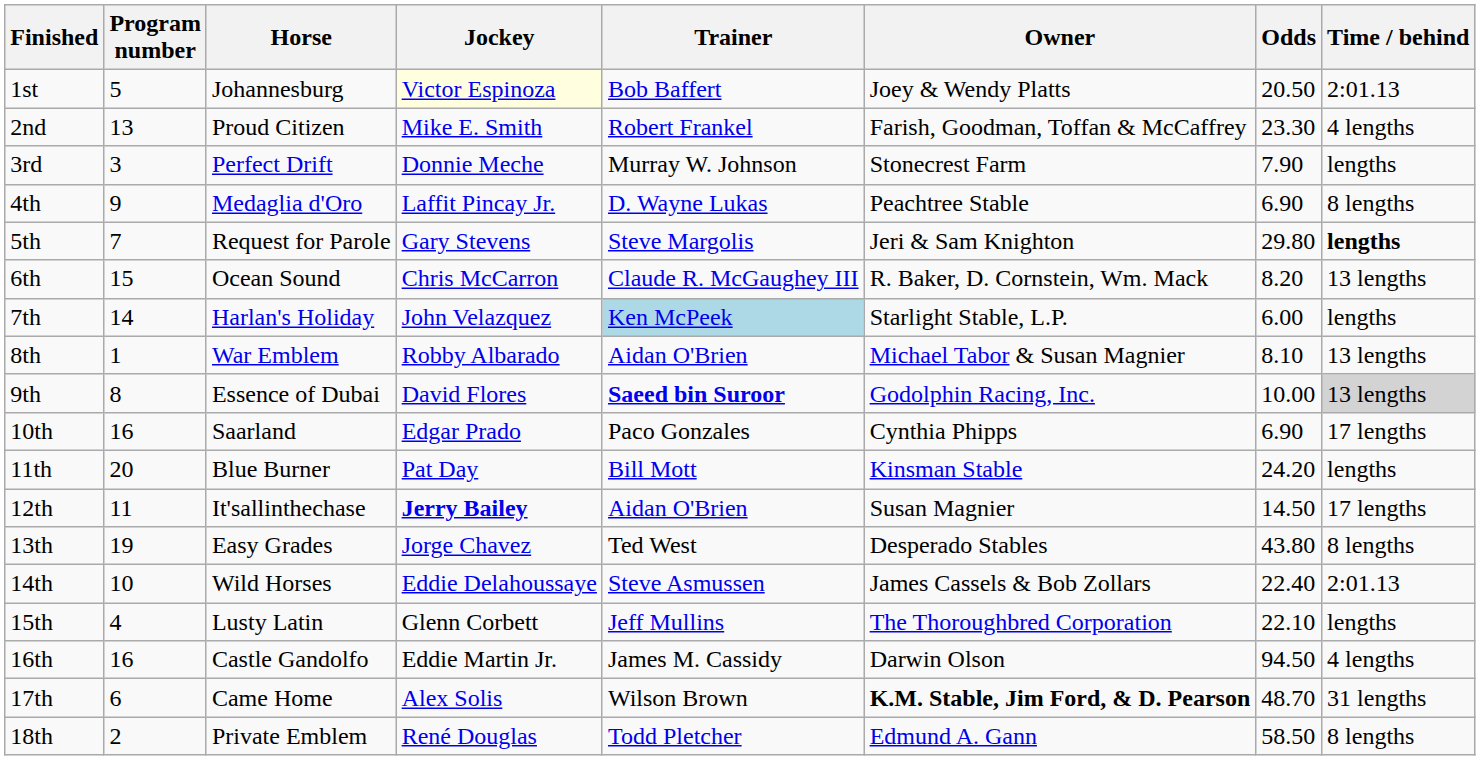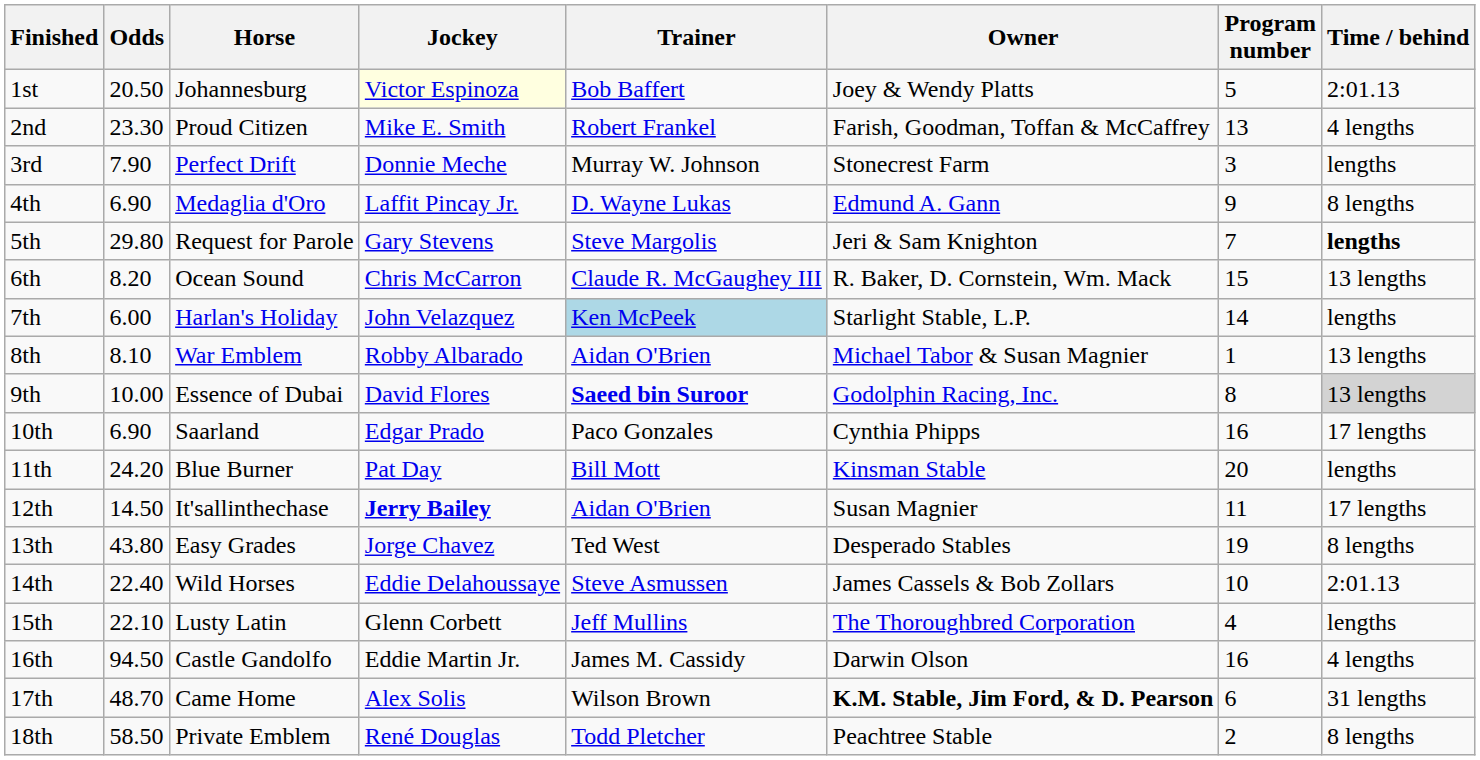columns swapped: (155, 37) <-> (1289, 37)
(949, 202) Peachtree Stable -> (916, 202) Edmund A. Gann
(953, 735) Edmund A. Gann -> (912, 735) Peachtree Stable
